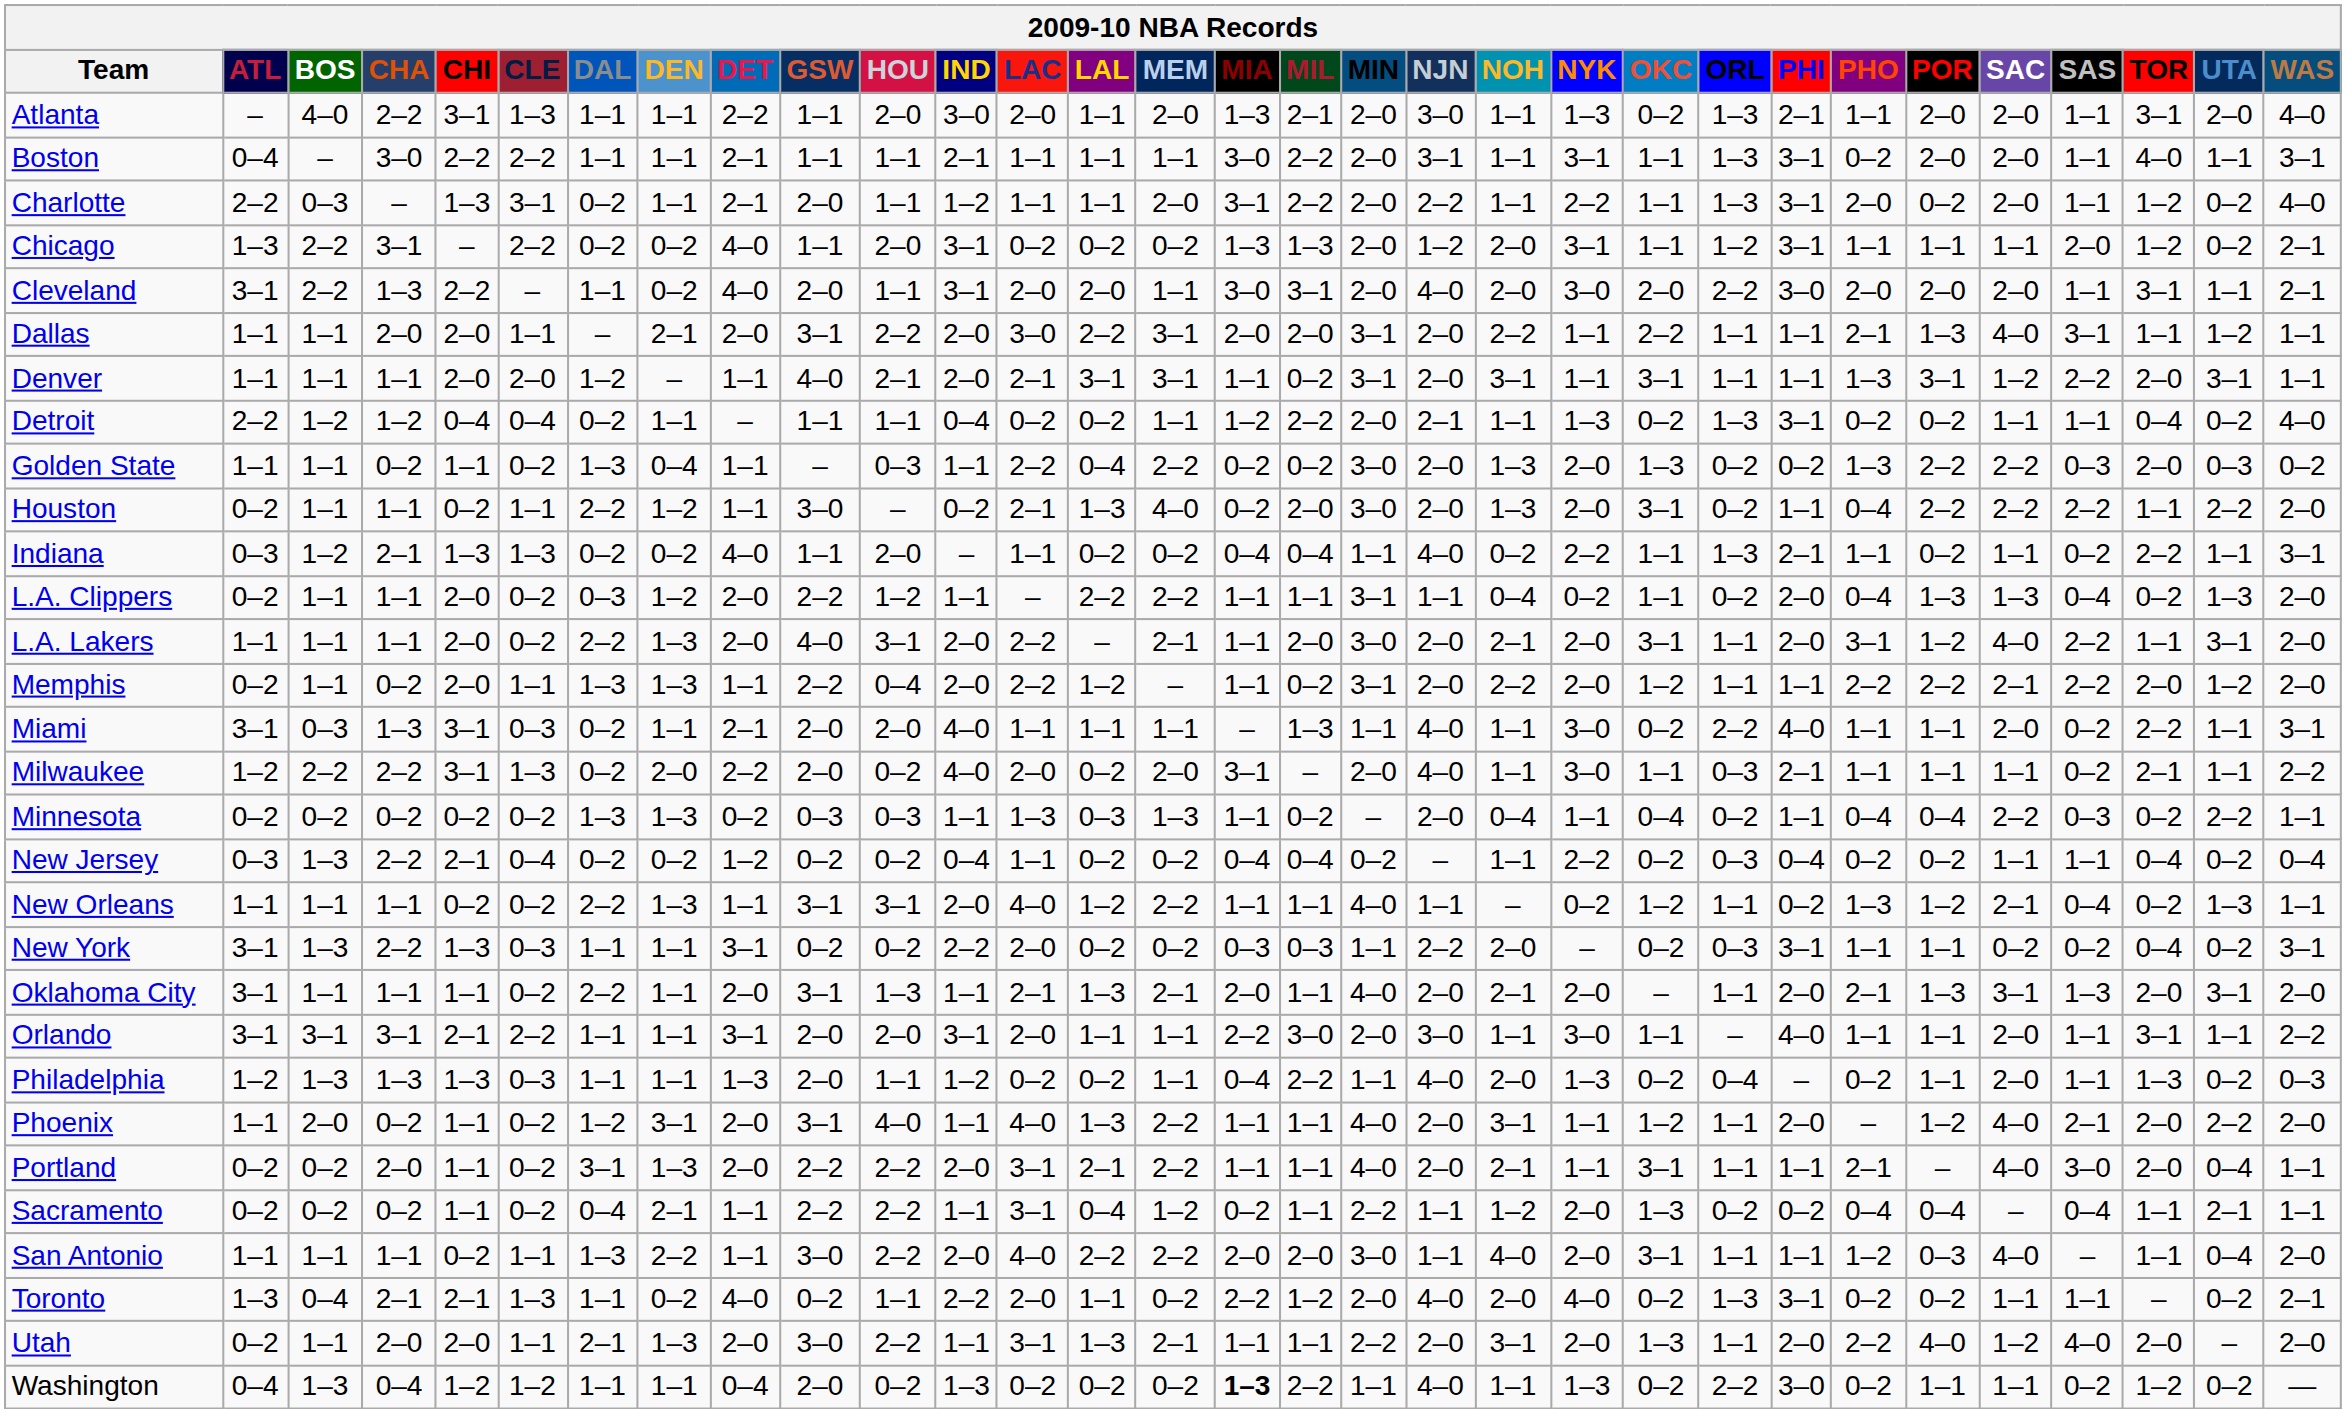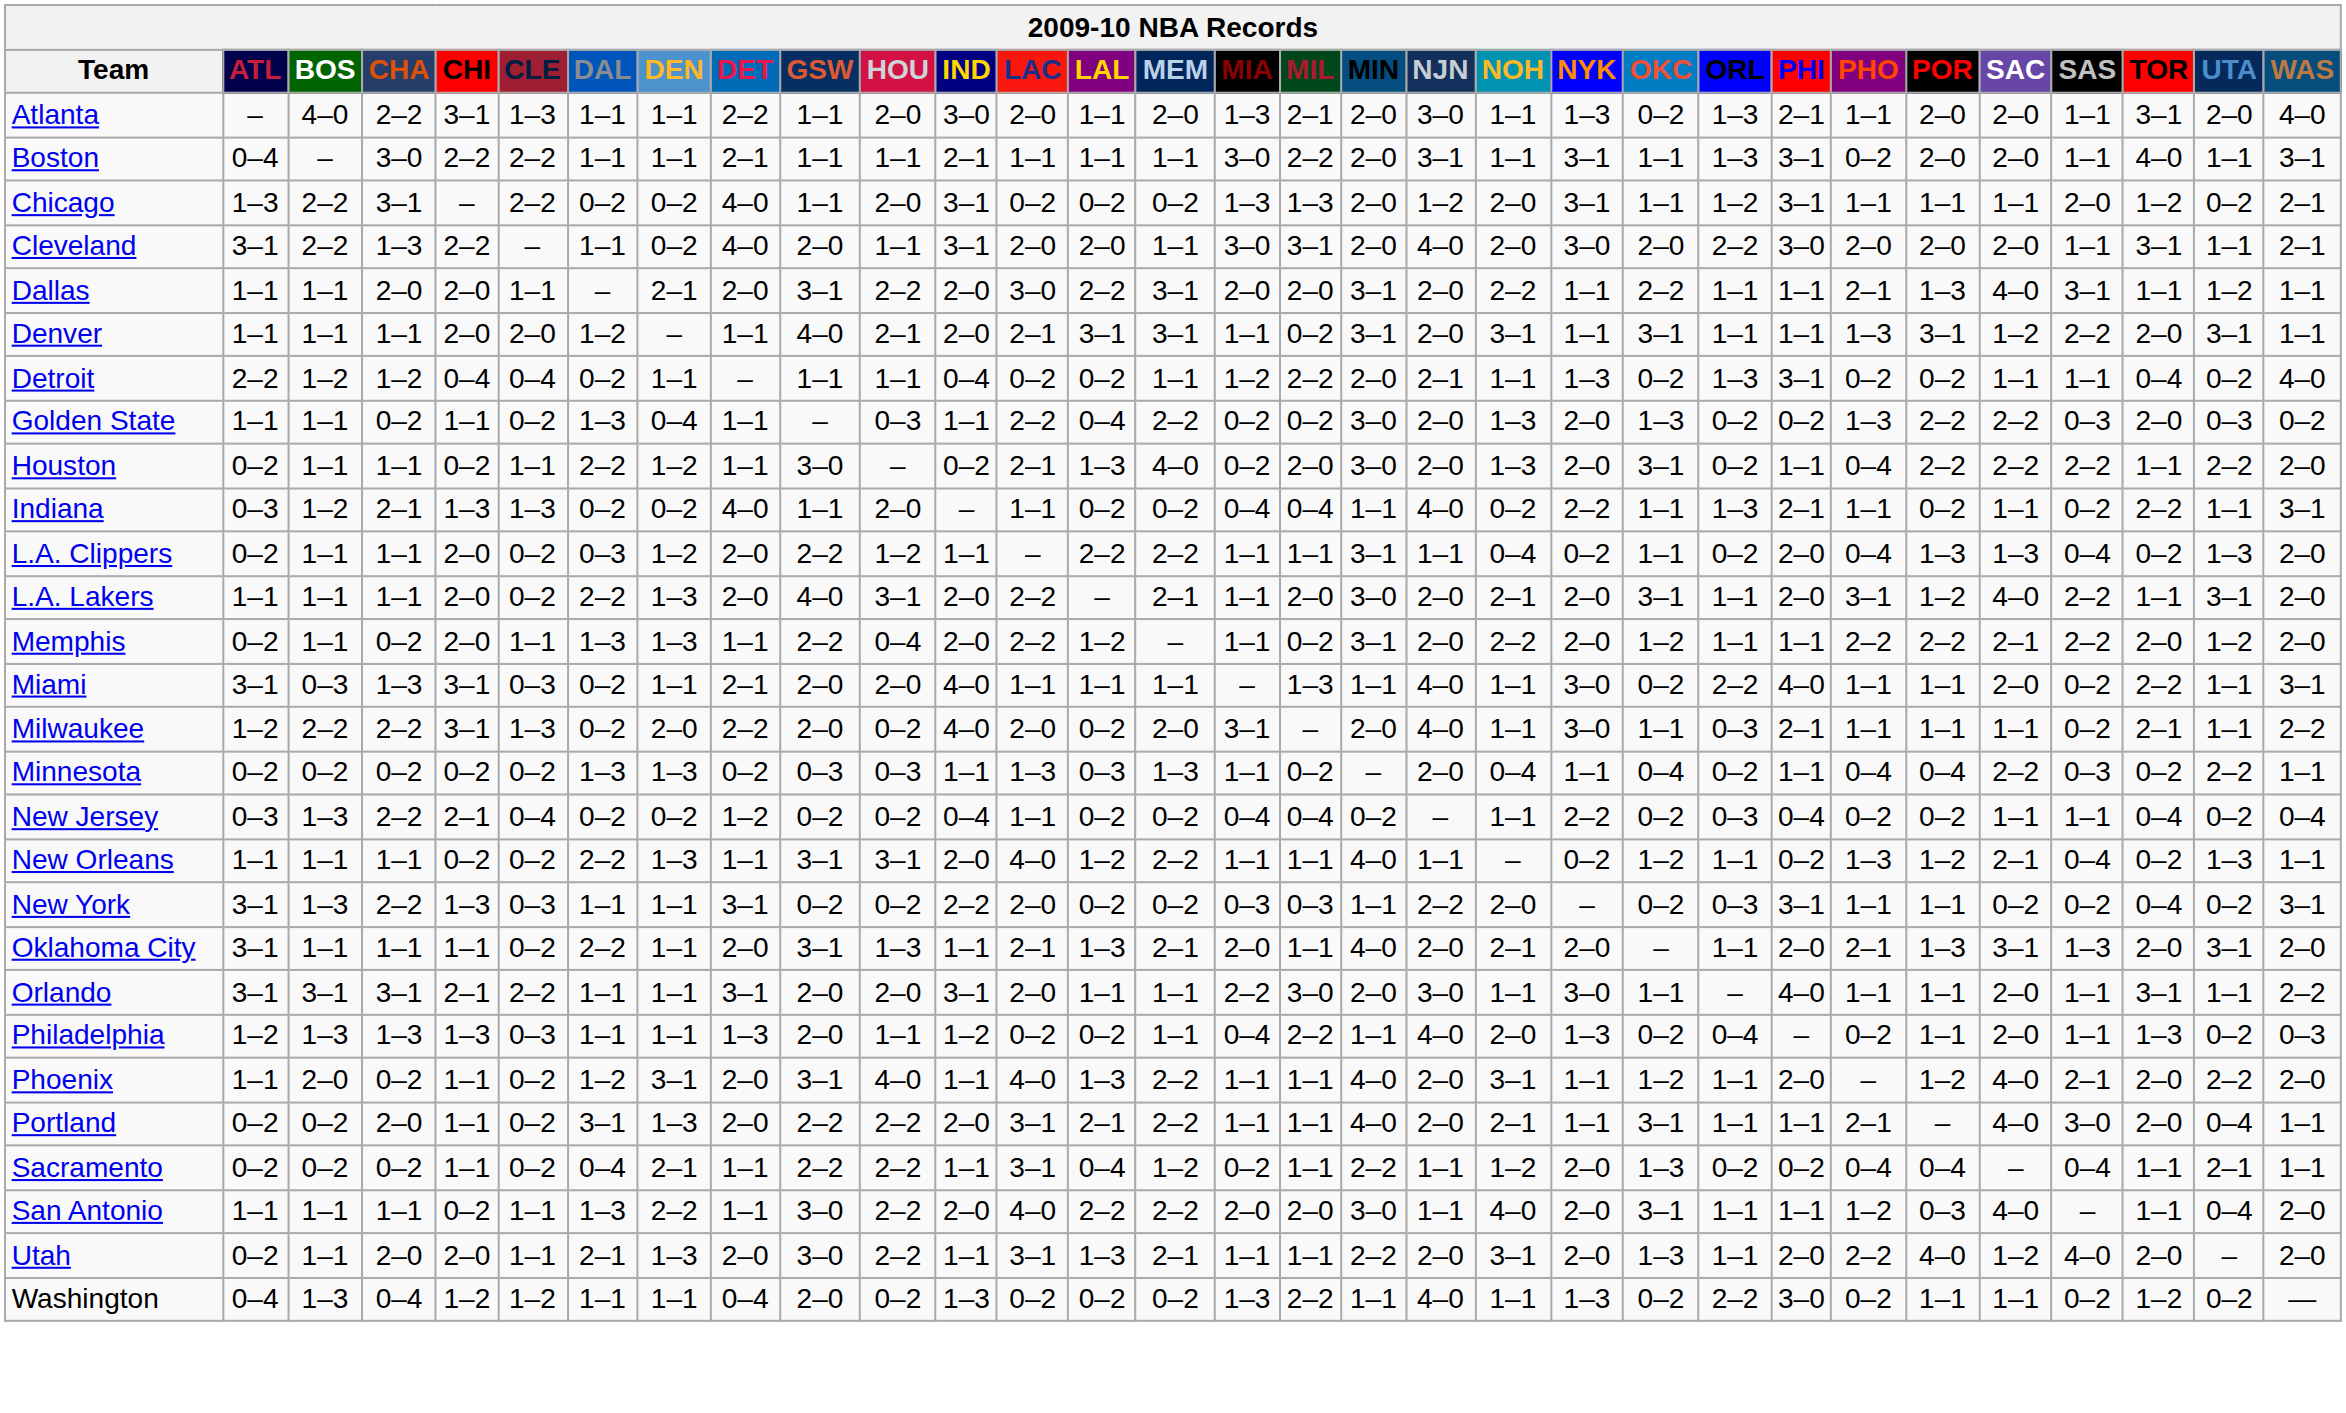- row: (69, 202)
- row: (58, 1299)
(1247, 1386) bold -> (1247, 1299) normal
